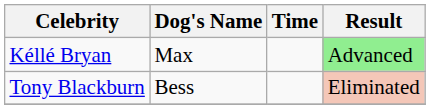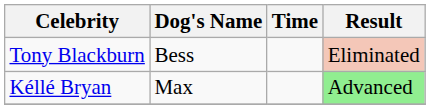rows swapped: (60, 54) <-> (77, 87)
